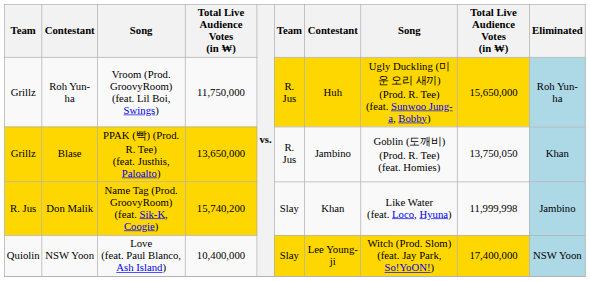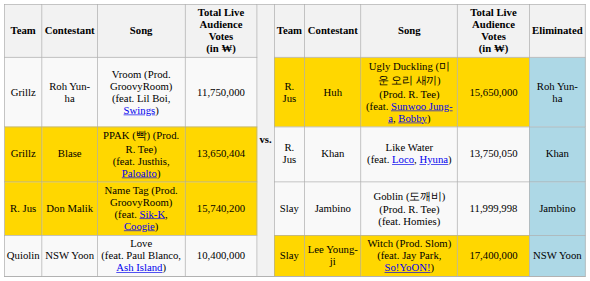(221, 154) 13,650,000 -> (221, 154) 13,650,404
(333, 154) Jambino -> (333, 154) Khan
(409, 154) Goblin (도깨비) (Prod. R. Tee) (feat. Homies) -> (409, 154) Like Water (feat. Loco, Hyuna)
(333, 208) Khan -> (333, 208) Jambino
(409, 208) Like Water (feat. Loco, Hyuna) -> (409, 209) Goblin (도깨비) (Prod. R. Tee) (feat. Homies)
